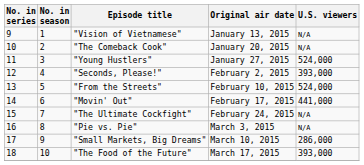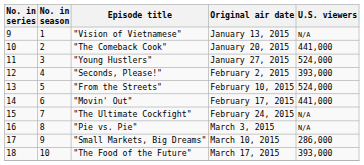(304, 47) N/A -> (315, 47) 441,000
